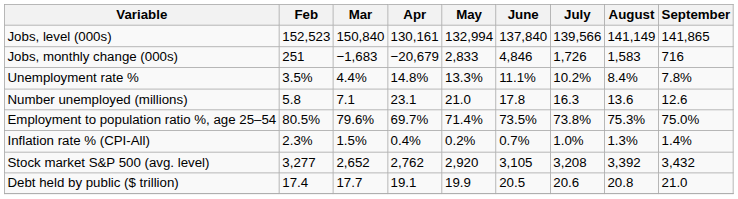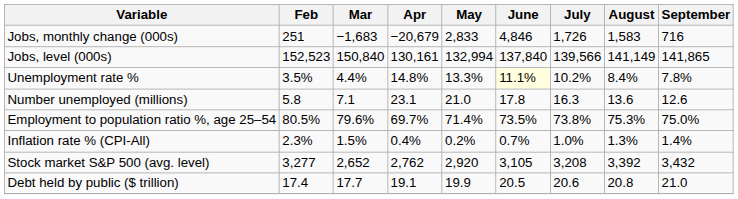rows swapped: (60, 36) <-> (93, 57)
(518, 78) no background -> (518, 78) lightyellow background
